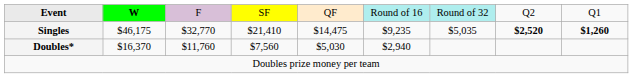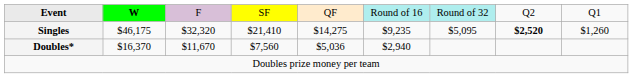(198, 30) $32,770 -> (198, 30) $32,320
(330, 30) $14,475 -> (330, 30) $14,275
(463, 30) $5,035 -> (463, 30) $5,095
(595, 30) bold -> (595, 30) normal
(198, 47) $11,760 -> (198, 47) $11,670
(330, 47) $5,030 -> (330, 47) $5,036
